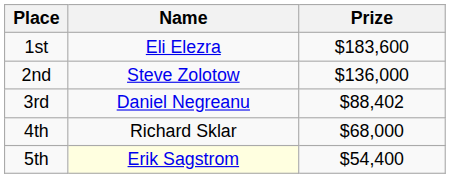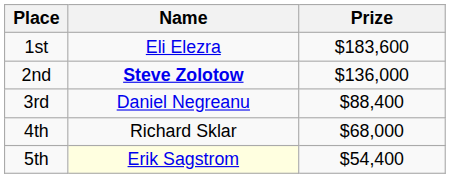(183, 74) normal -> (183, 74) bold
(372, 103) $88,402 -> (372, 103) $88,400
